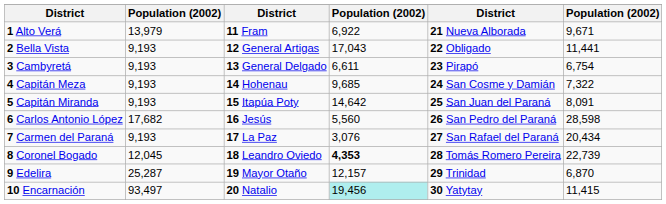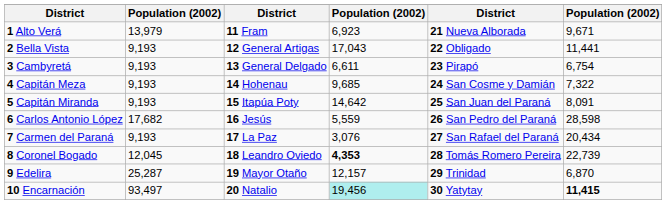(346, 31) 6,922 -> (346, 31) 6,923
(346, 119) 5,560 -> (346, 119) 5,559
(583, 191) normal -> (583, 191) bold
